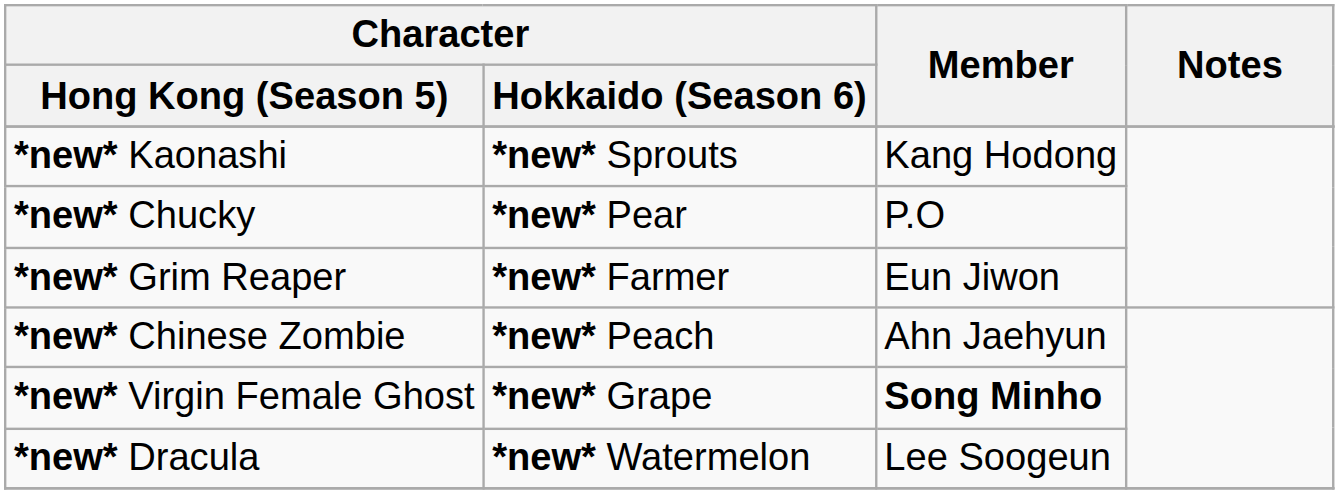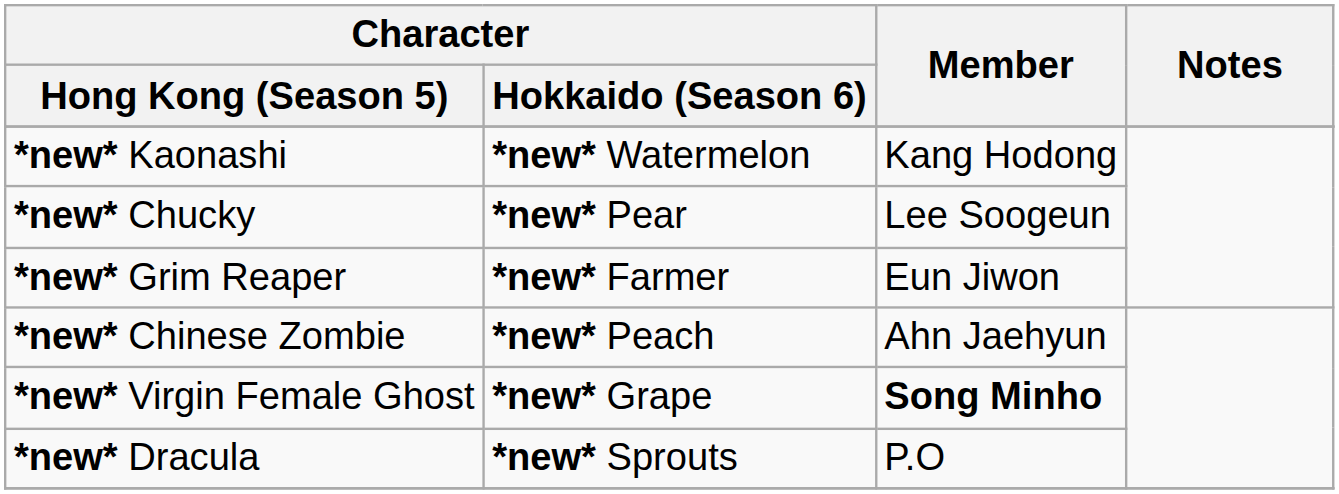(615, 155) *new* Sprouts -> (651, 155) *new* Watermelon
(915, 215) P.O -> (998, 215) Lee Soogeun
(651, 457) *new* Watermelon -> (615, 457) *new* Sprouts
(998, 457) Lee Soogeun -> (915, 457) P.O
